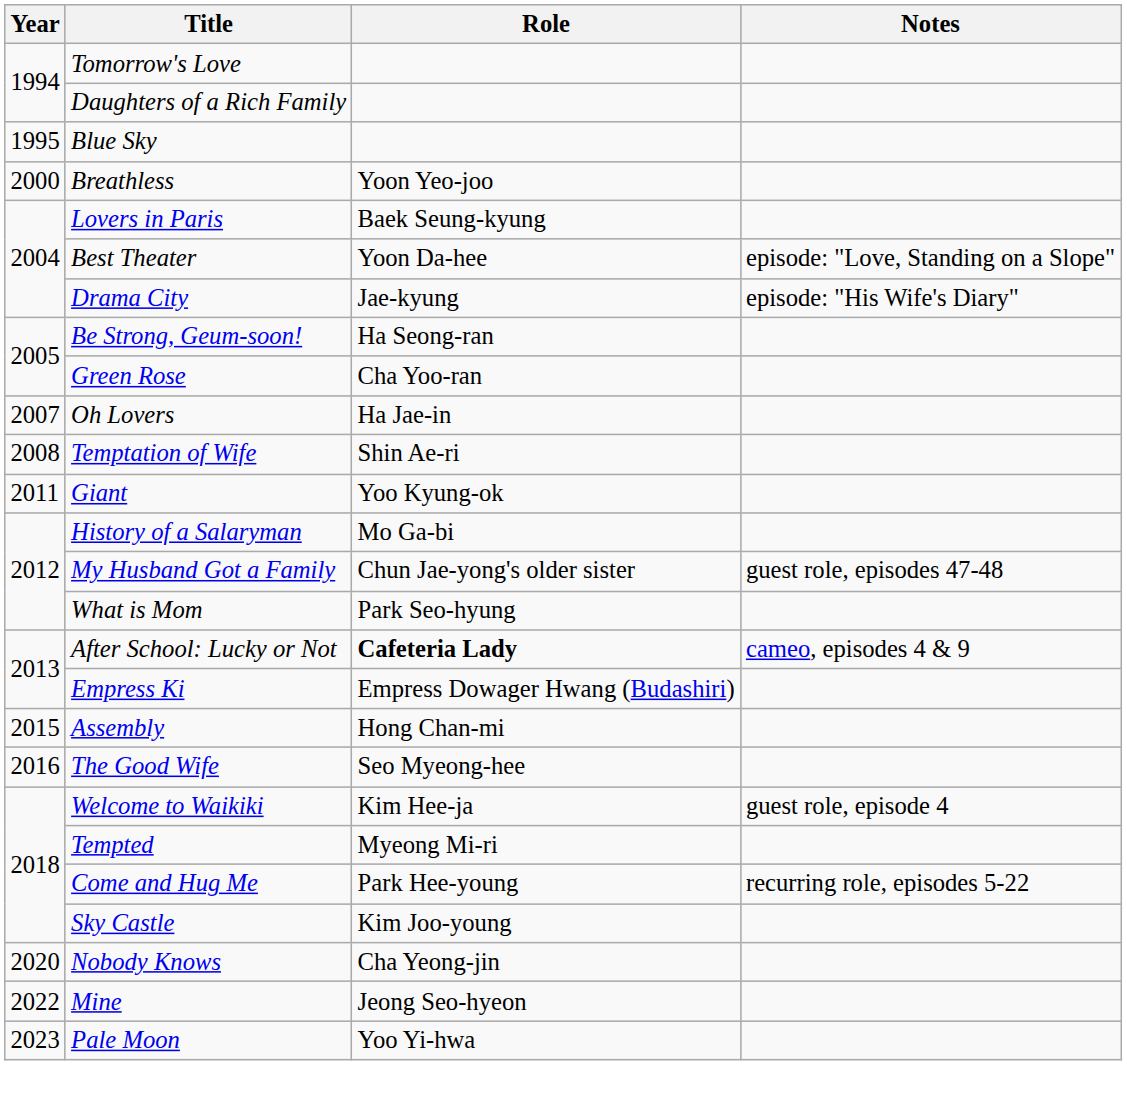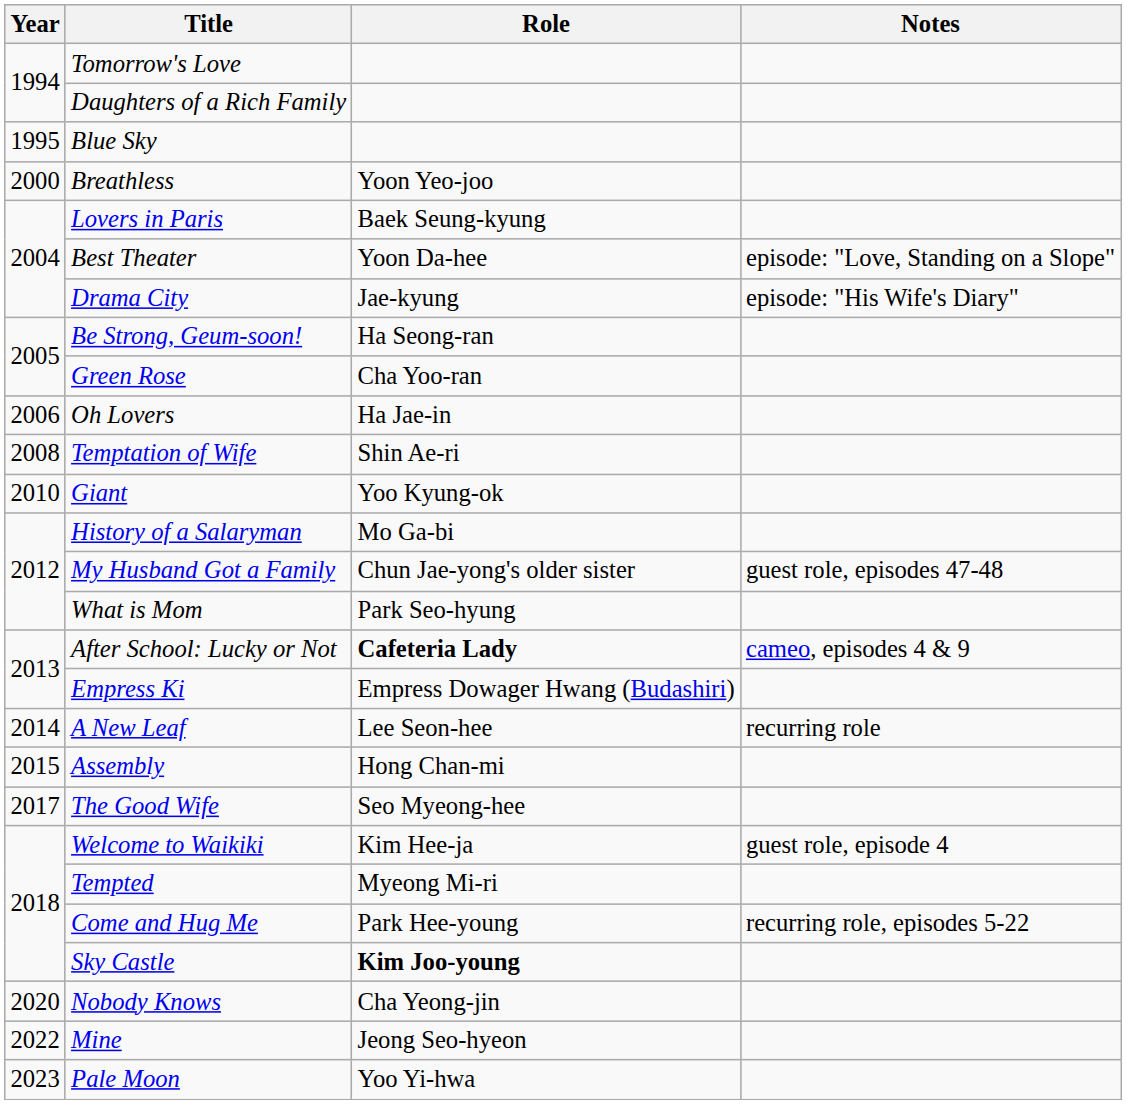(35, 414) 2007 -> (35, 414) 2006
(35, 492) 2011 -> (35, 492) 2010
+ row: (128, 727)
(35, 766) 2016 -> (35, 805) 2017
(435, 922) normal -> (439, 961) bold
